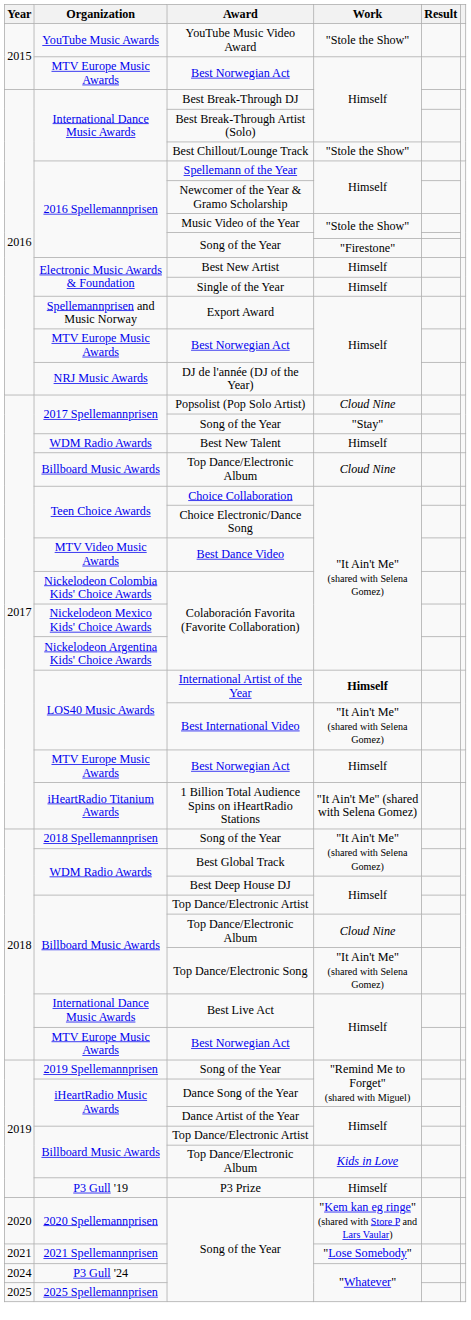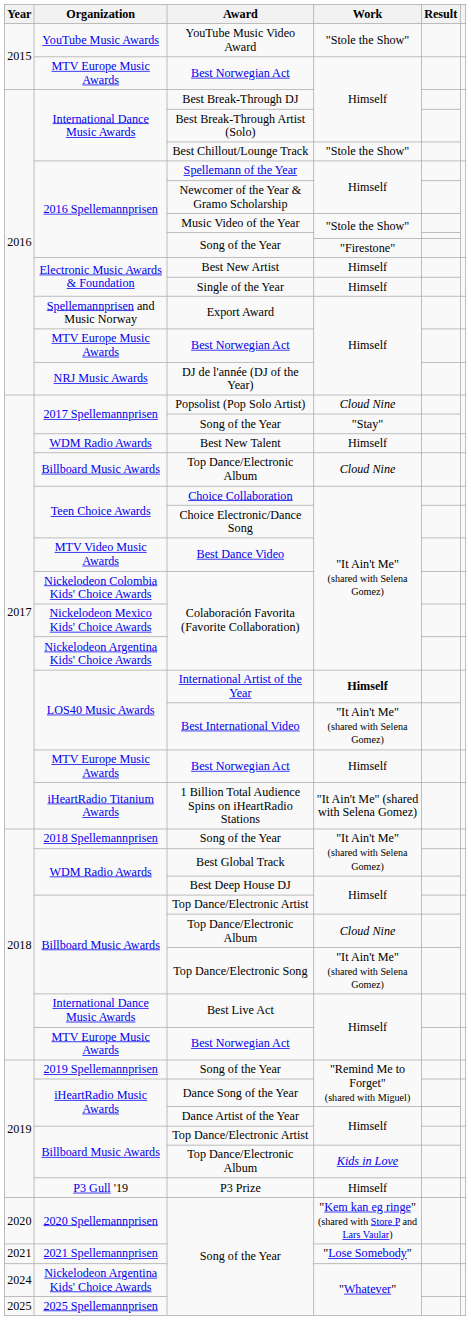(101, 1273) P3 Gull '24 -> (101, 1279) Nickelodeon Argentina Kids' Choice Awards
